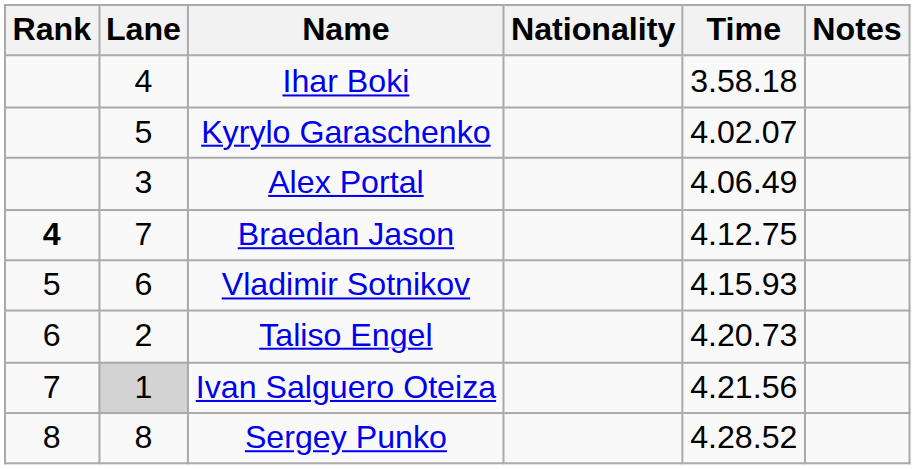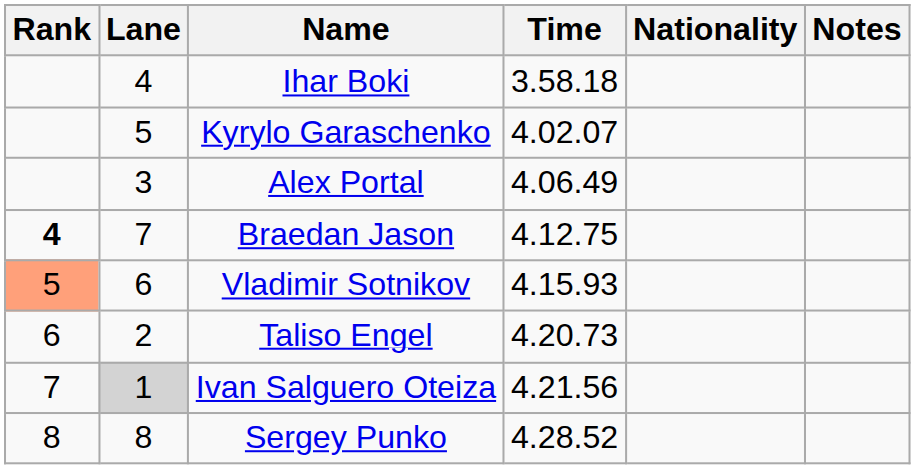columns swapped: (593, 30) <-> (744, 30)
(52, 285) no background -> (52, 285) lightsalmon background
